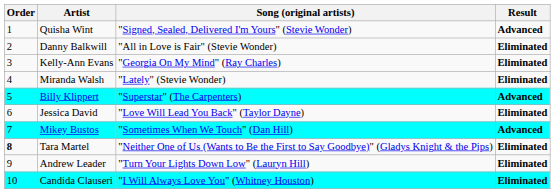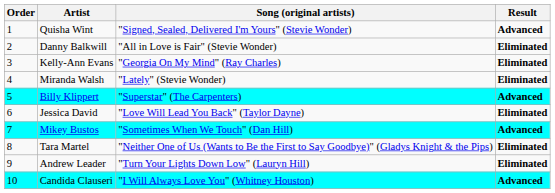(9, 146) bold -> (9, 146) normal
(522, 180) Eliminated -> (520, 180) Advanced
